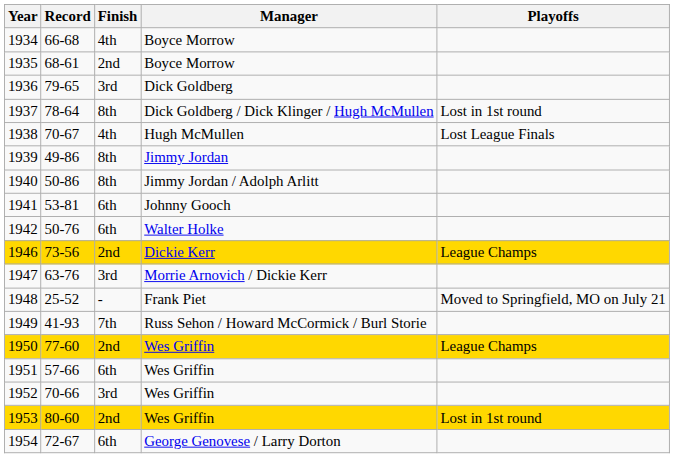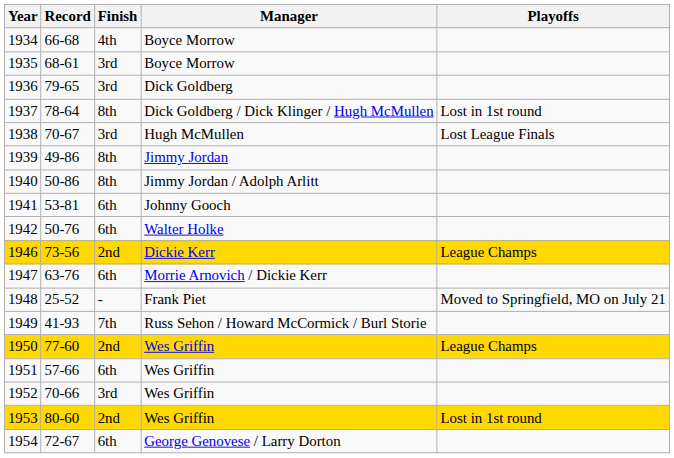(109, 63) 2nd -> (108, 63) 3rd
(107, 134) 4th -> (108, 134) 3rd
(108, 275) 3rd -> (107, 275) 6th
